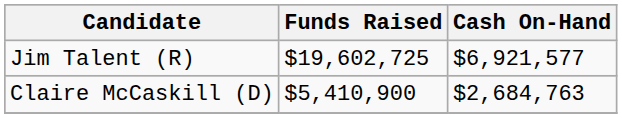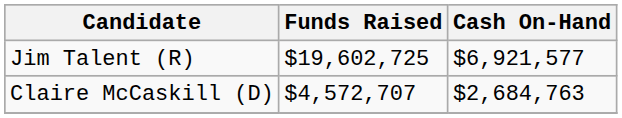(350, 94) $5,410,900 -> (350, 94) $4,572,707
